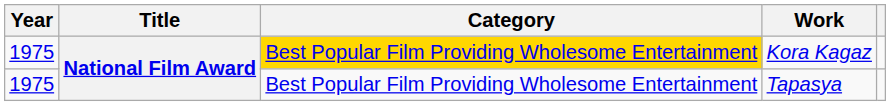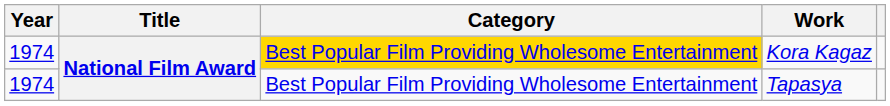(32, 52) 1975 -> (32, 52) 1974
(32, 84) 1975 -> (32, 84) 1974
